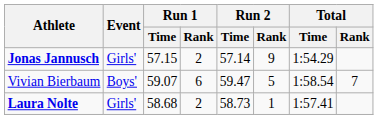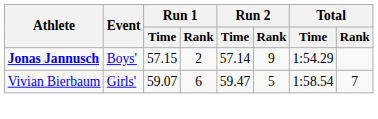(121, 59) Girls' -> (122, 59) Boys'
(122, 81) Boys' -> (121, 81) Girls'
- row: (43, 104)
